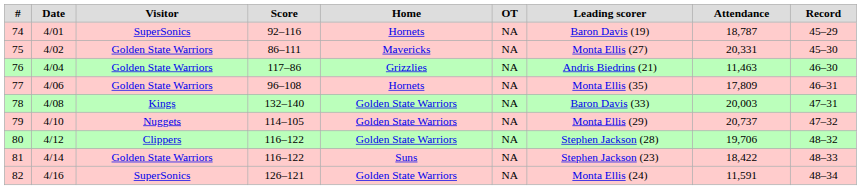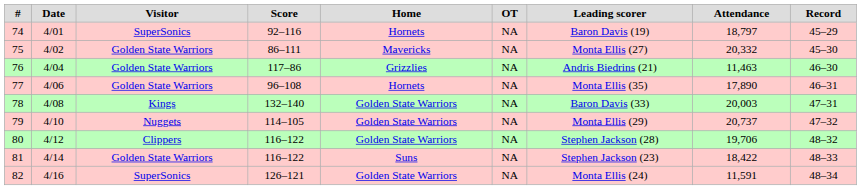(742, 31) 18,787 -> (742, 31) 18,797
(742, 49) 20,331 -> (742, 49) 20,332
(742, 85) 17,809 -> (742, 85) 17,890
